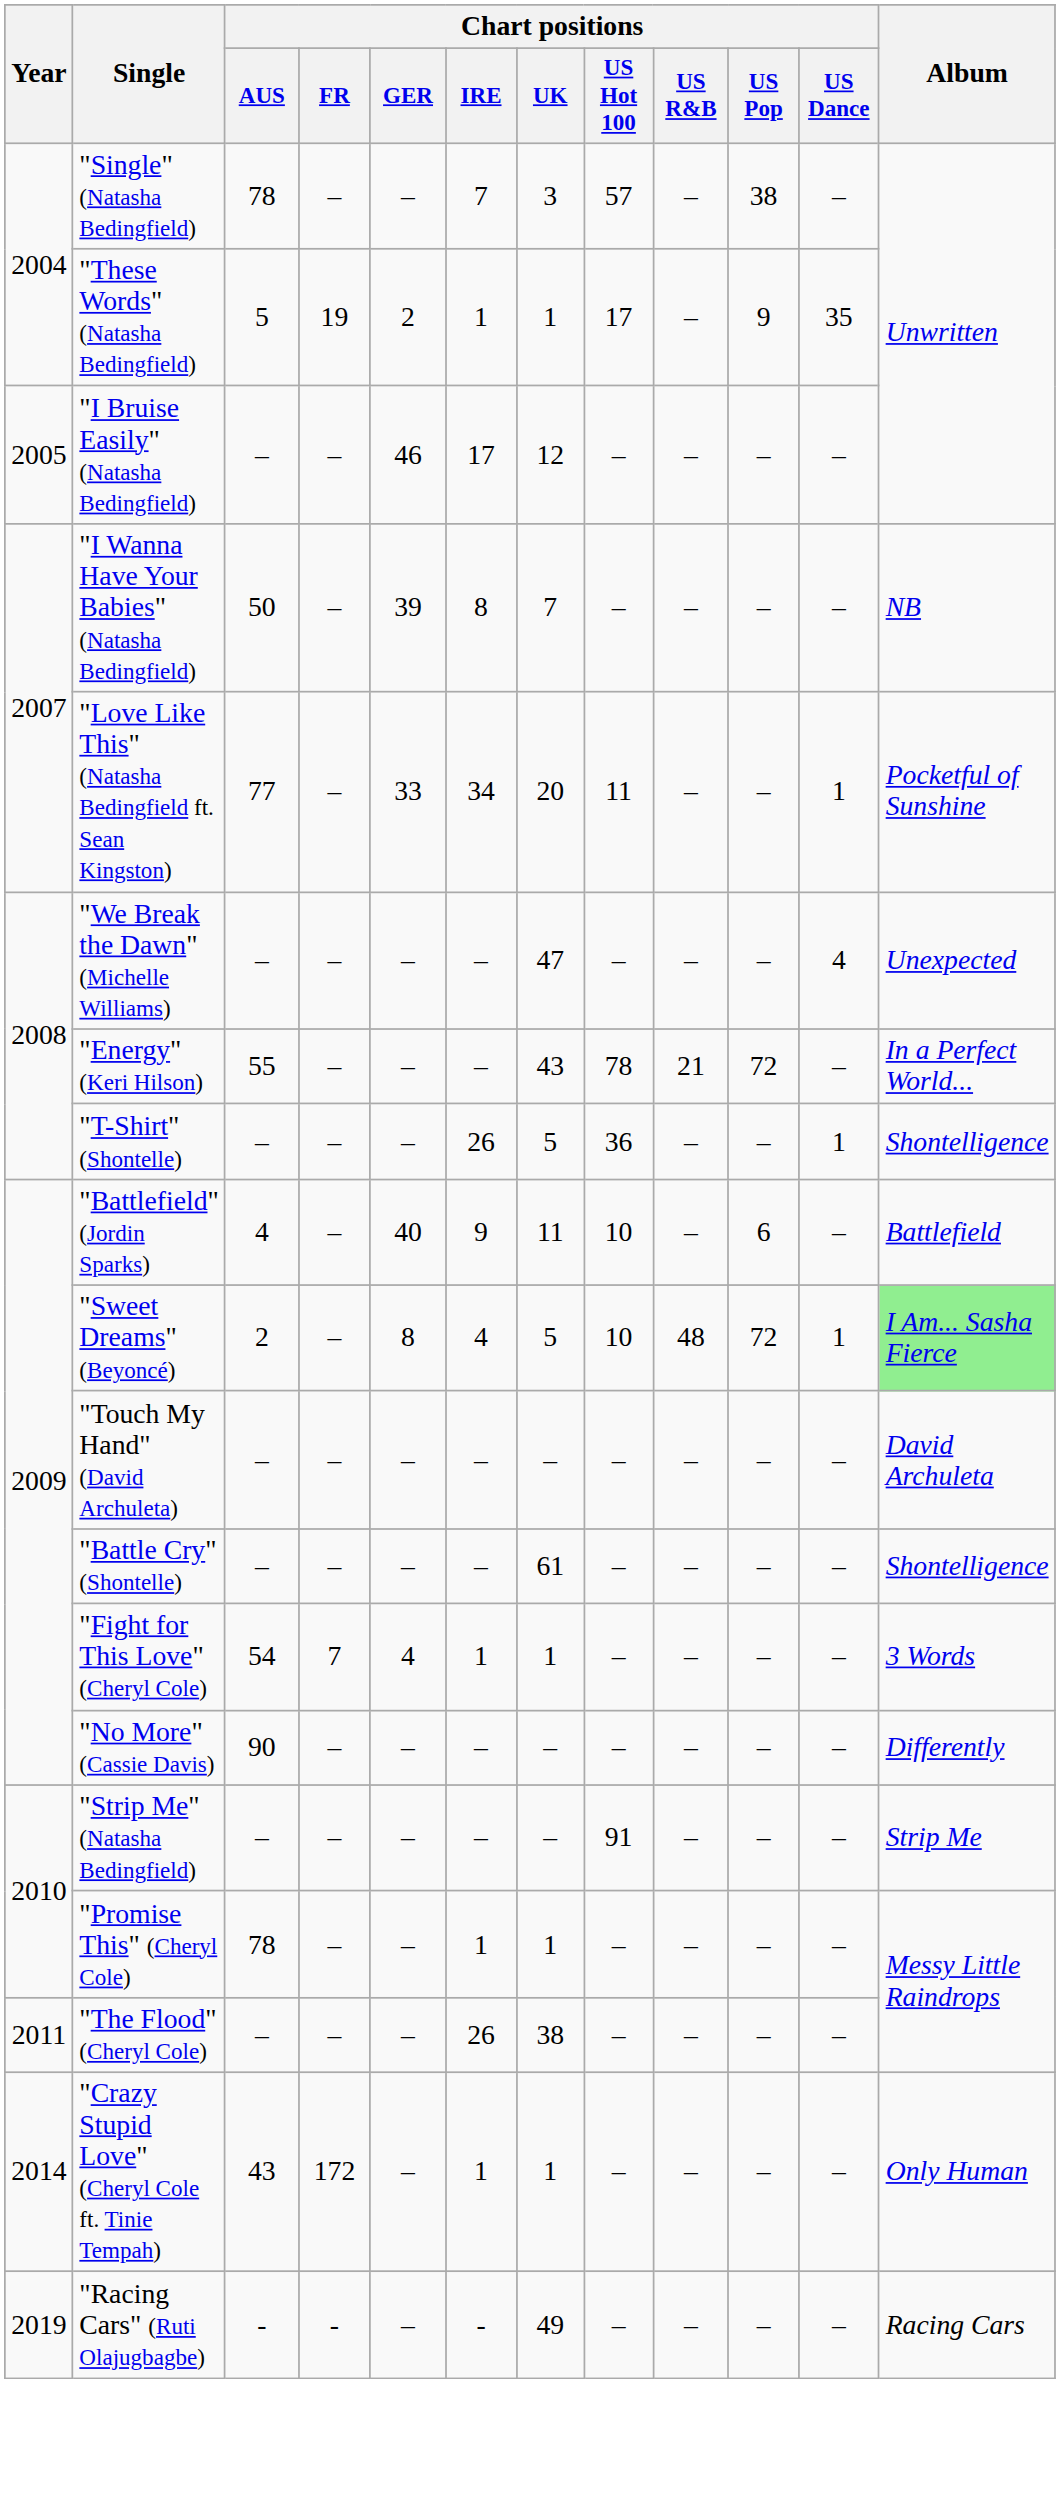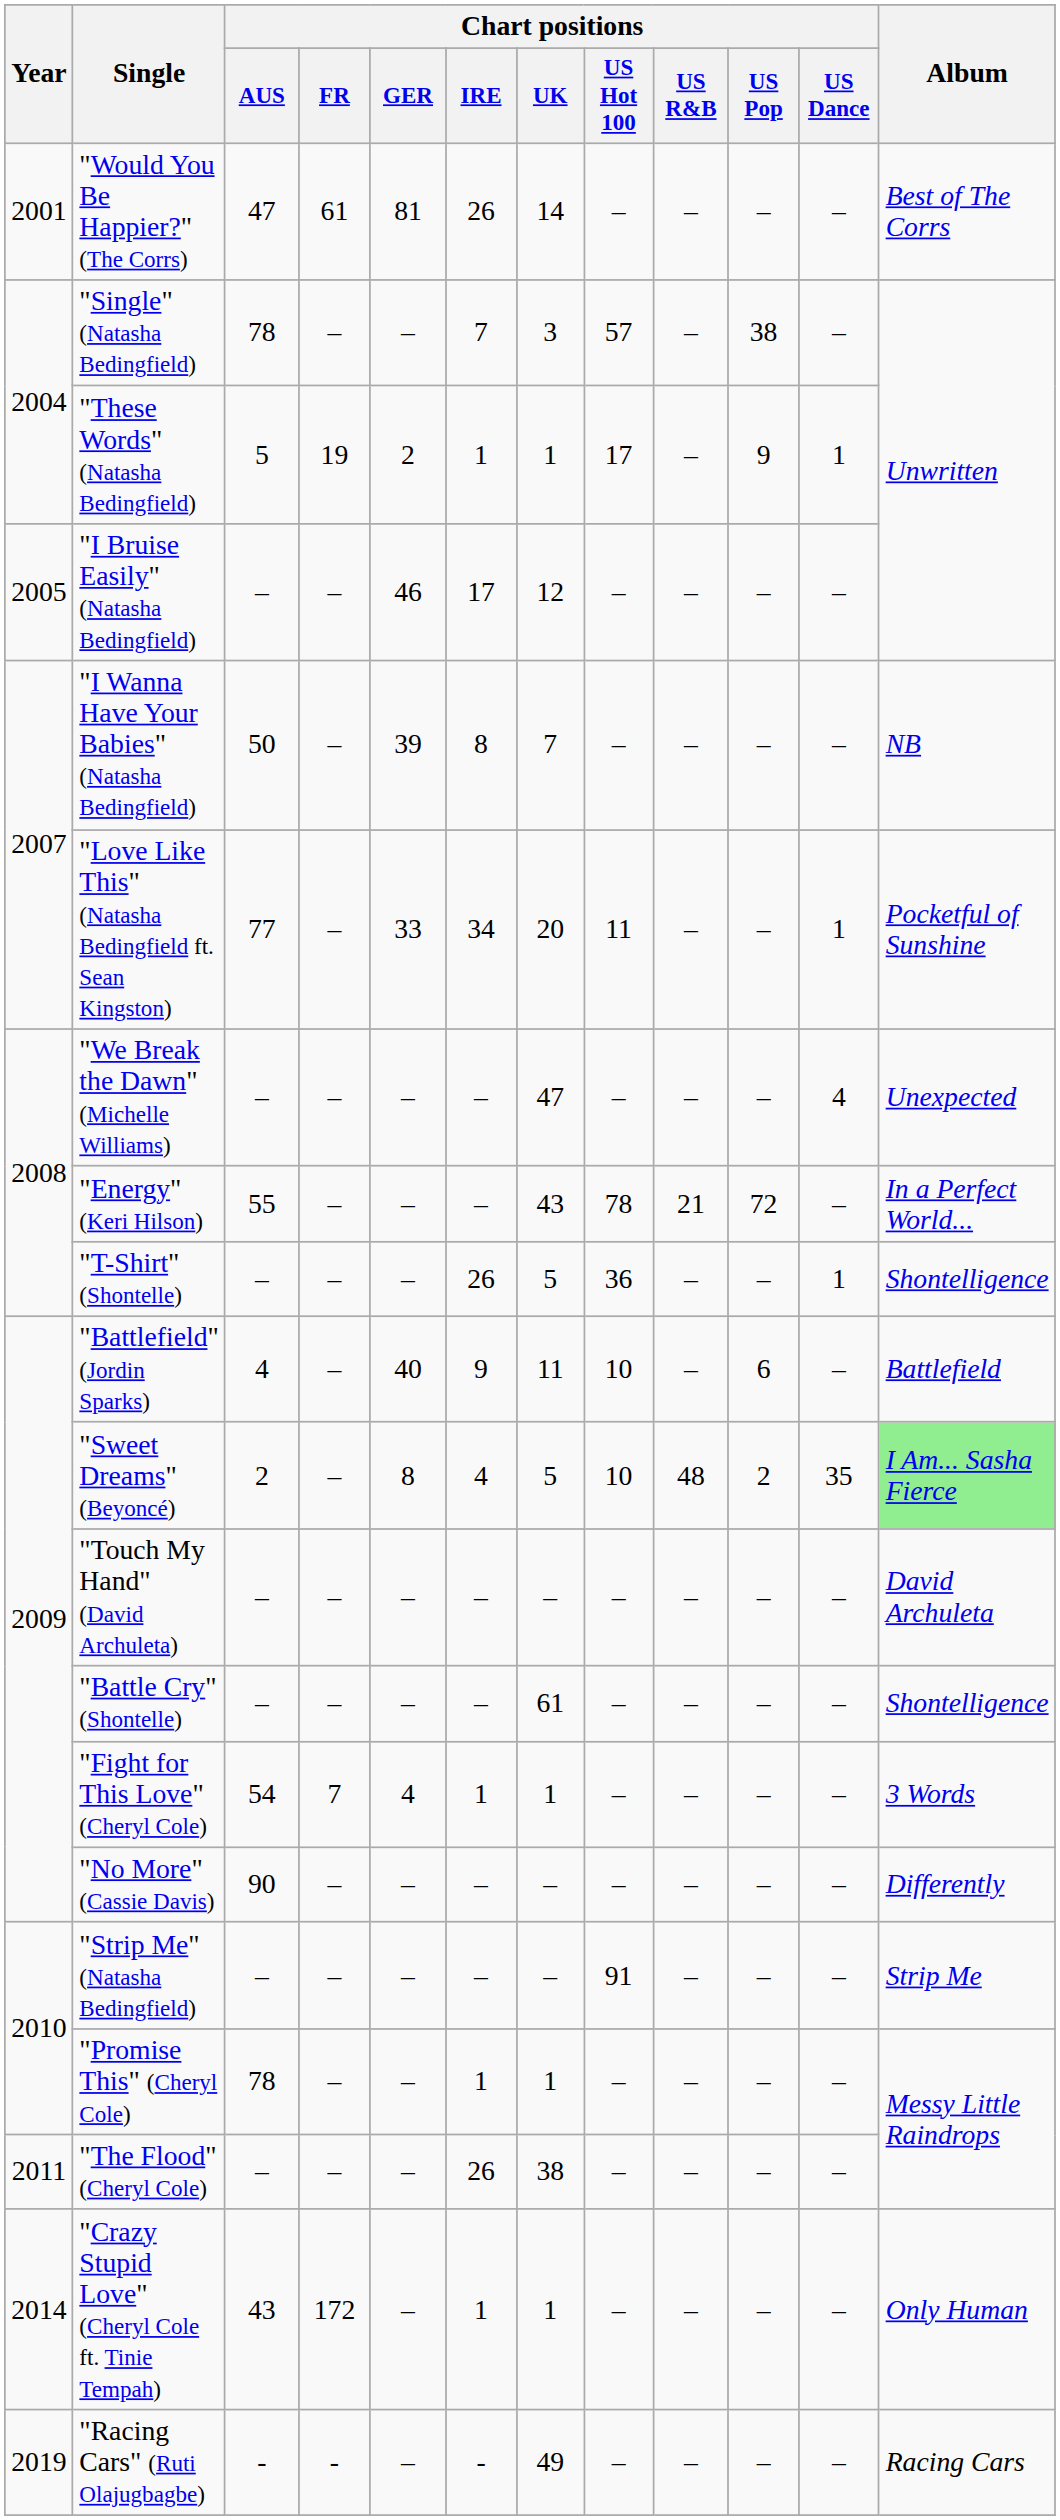+ row: (147, 211)
(839, 317) 35 -> (839, 454) 1
(764, 1337) 72 -> (764, 1475) 2
(839, 1337) 1 -> (839, 1475) 35
